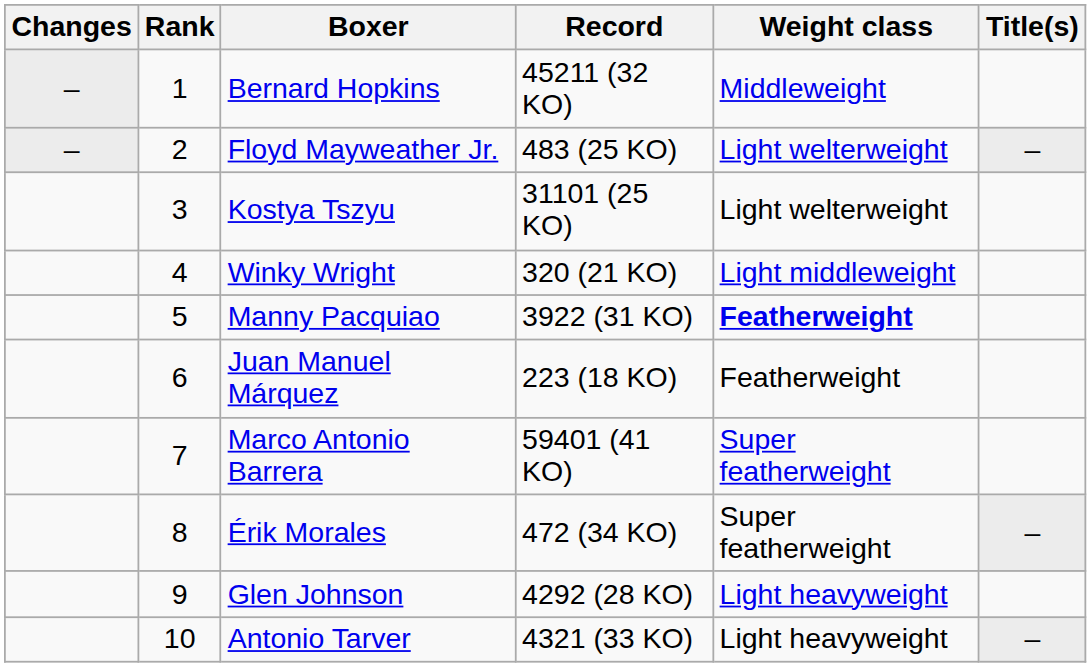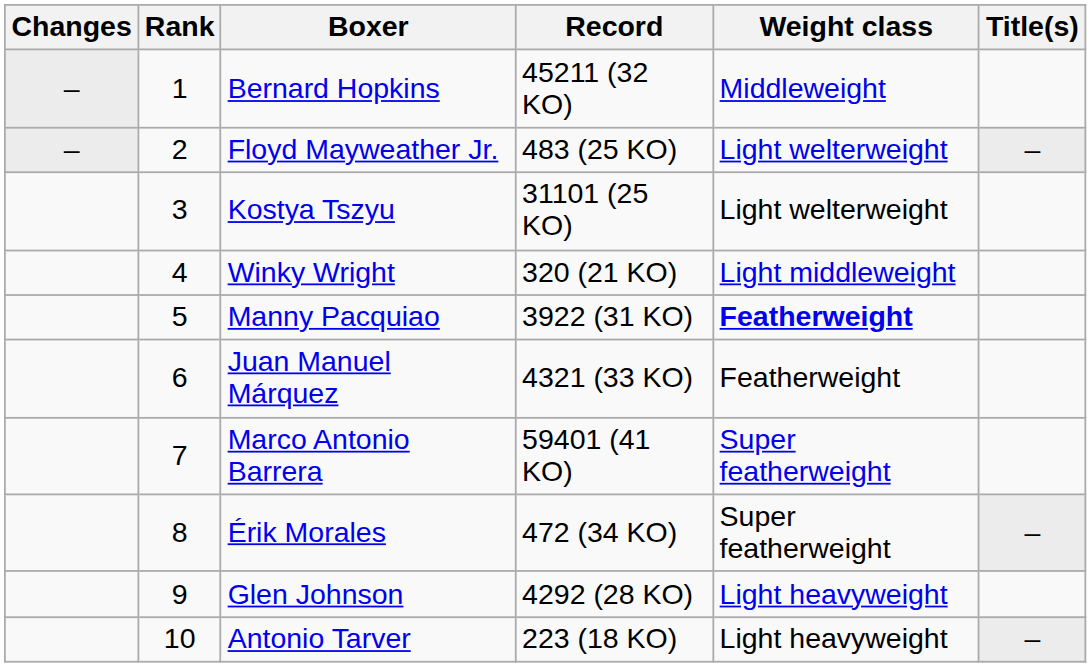(600, 378) 223 (18 KO) -> (608, 378) 4321 (33 KO)
(608, 638) 4321 (33 KO) -> (600, 638) 223 (18 KO)
